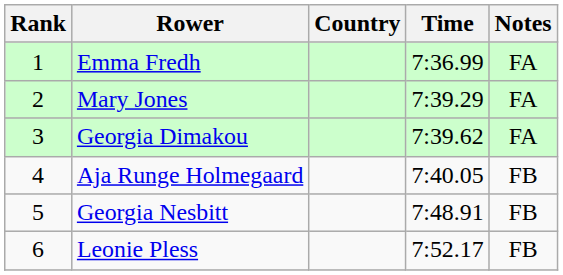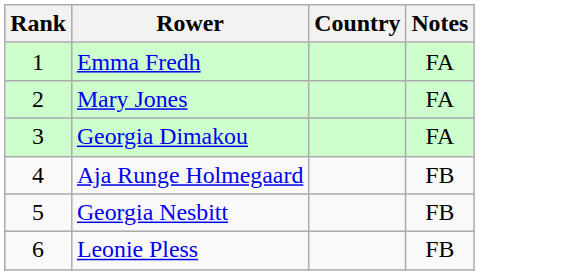- column: (447, 23)
